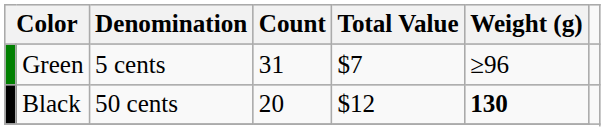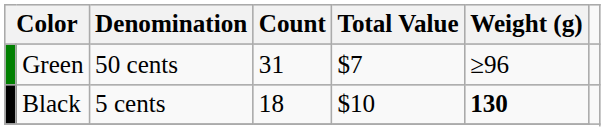(130, 64) 5 cents -> (137, 64) 50 cents
(137, 104) 50 cents -> (130, 104) 5 cents
(271, 104) 20 -> (271, 104) 18
(356, 104) $12 -> (356, 104) $10
